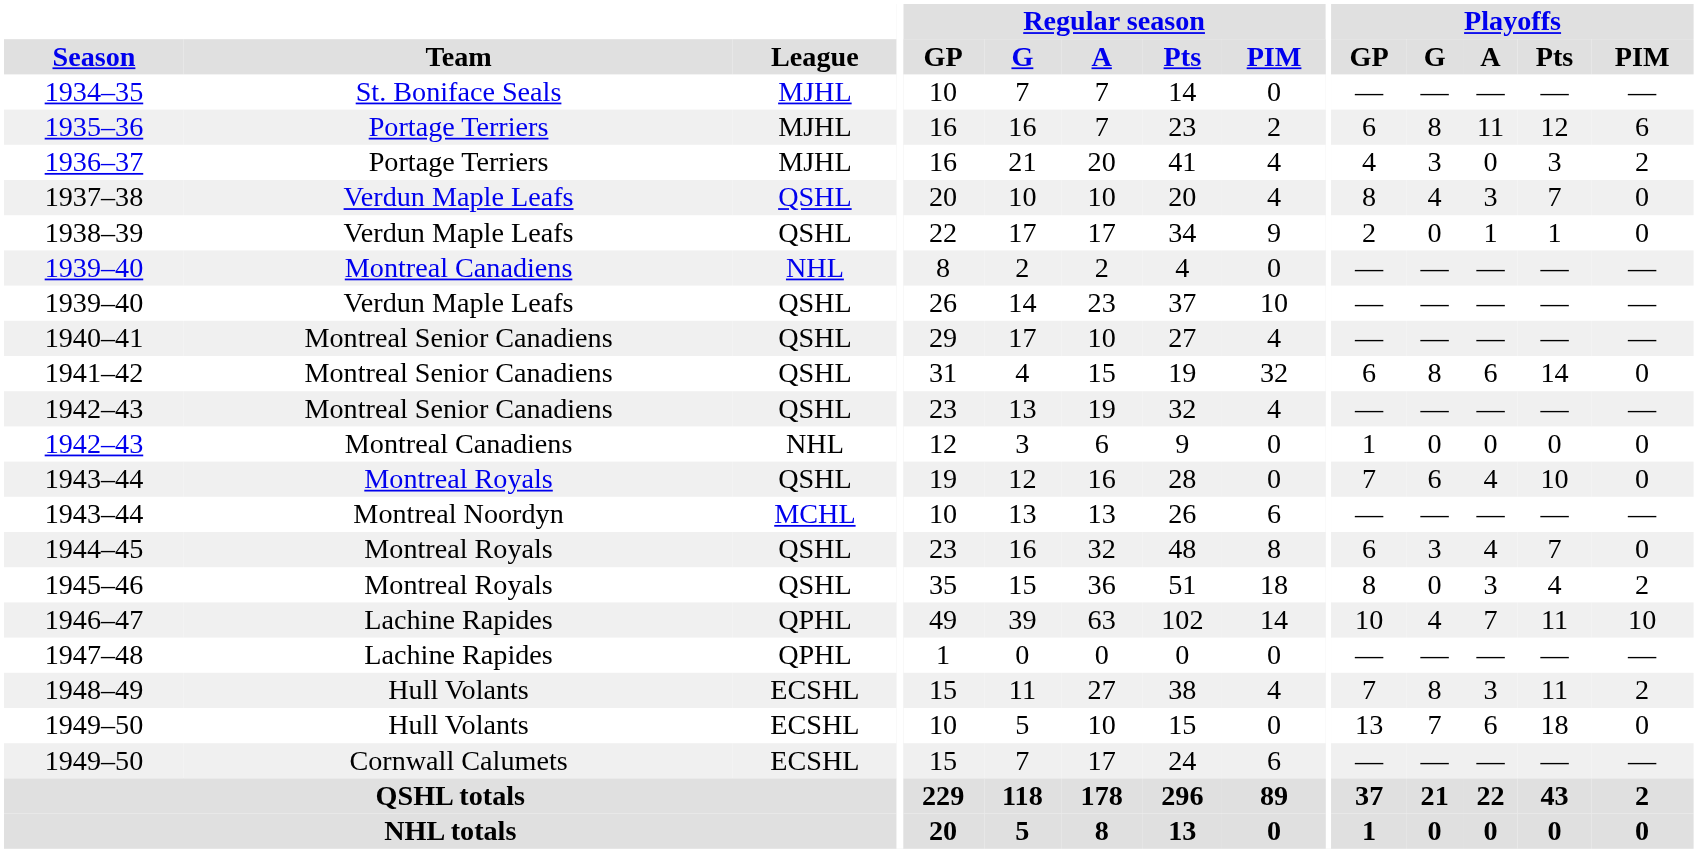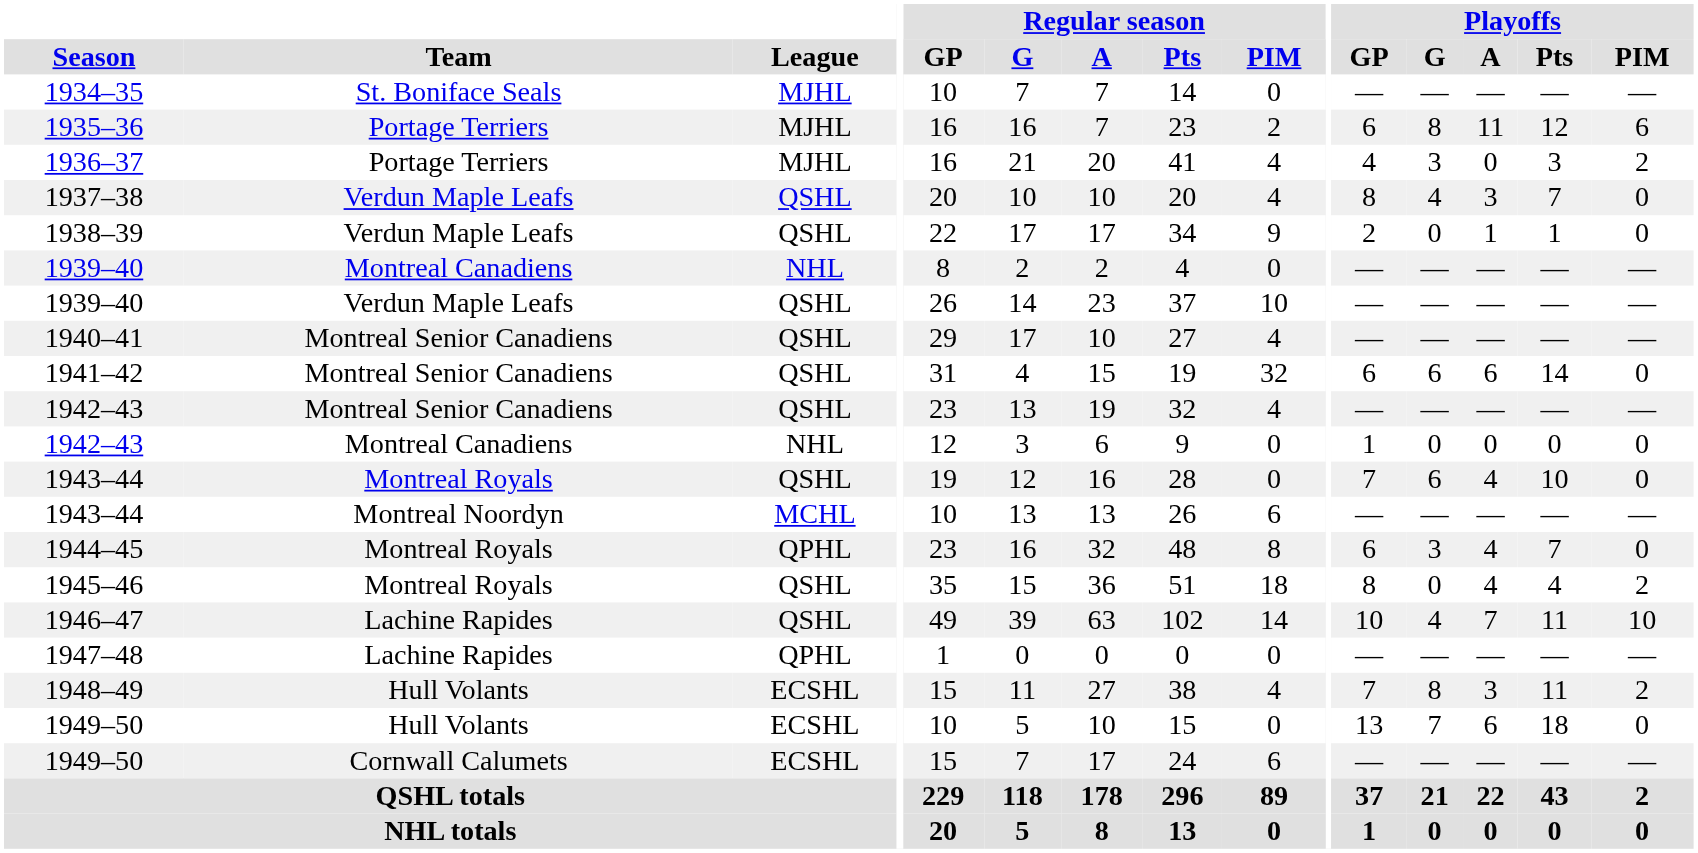(1435, 373) 8 -> (1435, 373) 6
(815, 549) QSHL -> (815, 549) QPHL
(1490, 584) 3 -> (1490, 584) 4
(815, 619) QPHL -> (815, 619) QSHL
